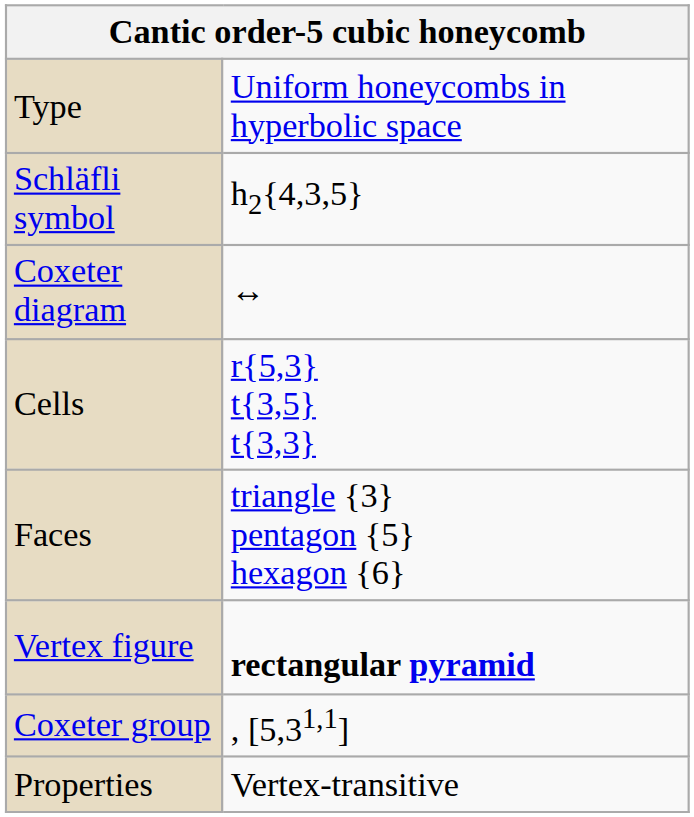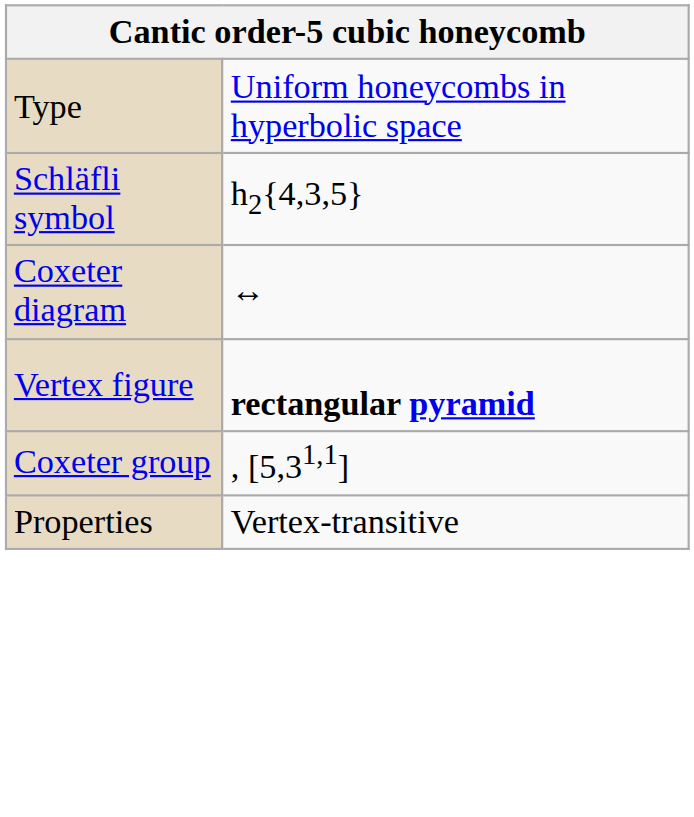- row: (49, 403)
- row: (53, 534)
